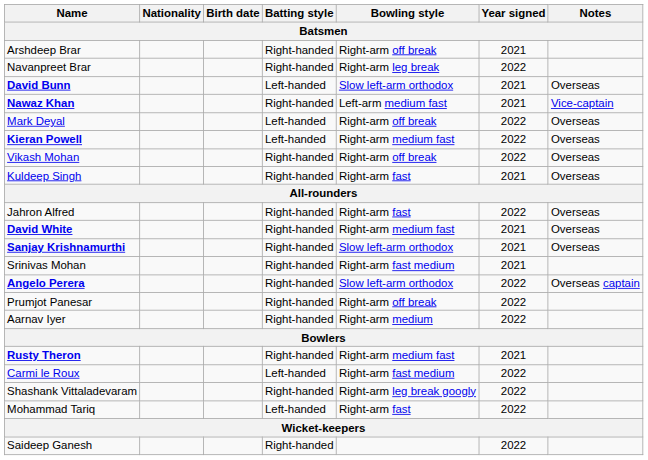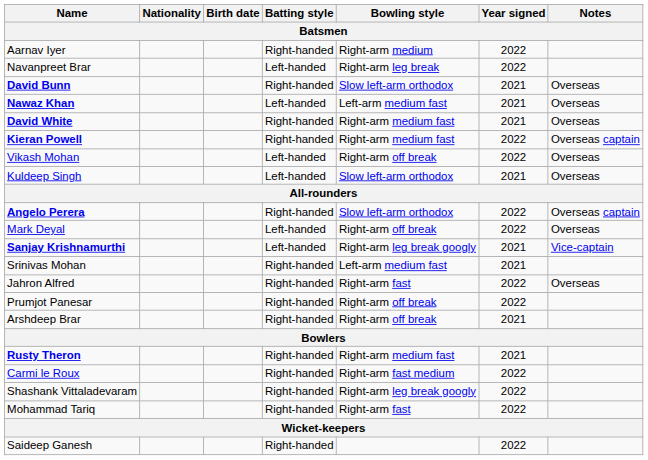rows swapped: (44, 49) <-> (36, 319)
(299, 67) Right-handed -> (295, 67) Left-handed
(295, 85) Left-handed -> (299, 85) Right-handed
(299, 103) Right-handed -> (295, 103) Left-handed
(582, 103) Vice-captain -> (575, 103) Overseas
rows swapped: (36, 121) <-> (40, 229)
(295, 139) Left-handed -> (299, 139) Right-handed
(575, 139) Overseas -> (595, 139) Overseas captain
(299, 157) Right-handed -> (295, 157) Left-handed
(299, 175) Right-handed -> (295, 175) Left-handed
(375, 175) Right-arm fast -> (396, 175) Slow left-arm orthodox
rows swapped: (46, 283) <-> (41, 211)
(299, 247) Right-handed -> (295, 247) Left-handed
(396, 247) Slow left-arm orthodox -> (407, 247) Right-arm leg break googly
(575, 247) Overseas -> (582, 247) Vice-captain
(397, 265) Right-arm fast medium -> (393, 265) Left-arm medium fast
(295, 373) Left-handed -> (299, 373) Right-handed
(295, 409) Left-handed -> (299, 409) Right-handed
